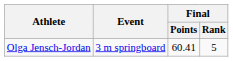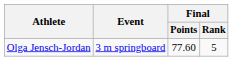(184, 47) 60.41 -> (184, 47) 77.60
